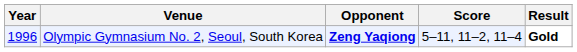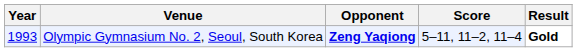(22, 36) 1996 -> (22, 36) 1993
